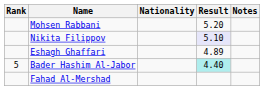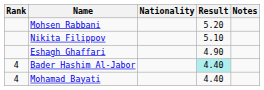(214, 38) lavender background -> (214, 38) no background
(214, 52) 4.89 -> (214, 52) 4.90
(16, 65) 5 -> (16, 65) 4
+ row: (65, 79)
- row: (70, 79)
